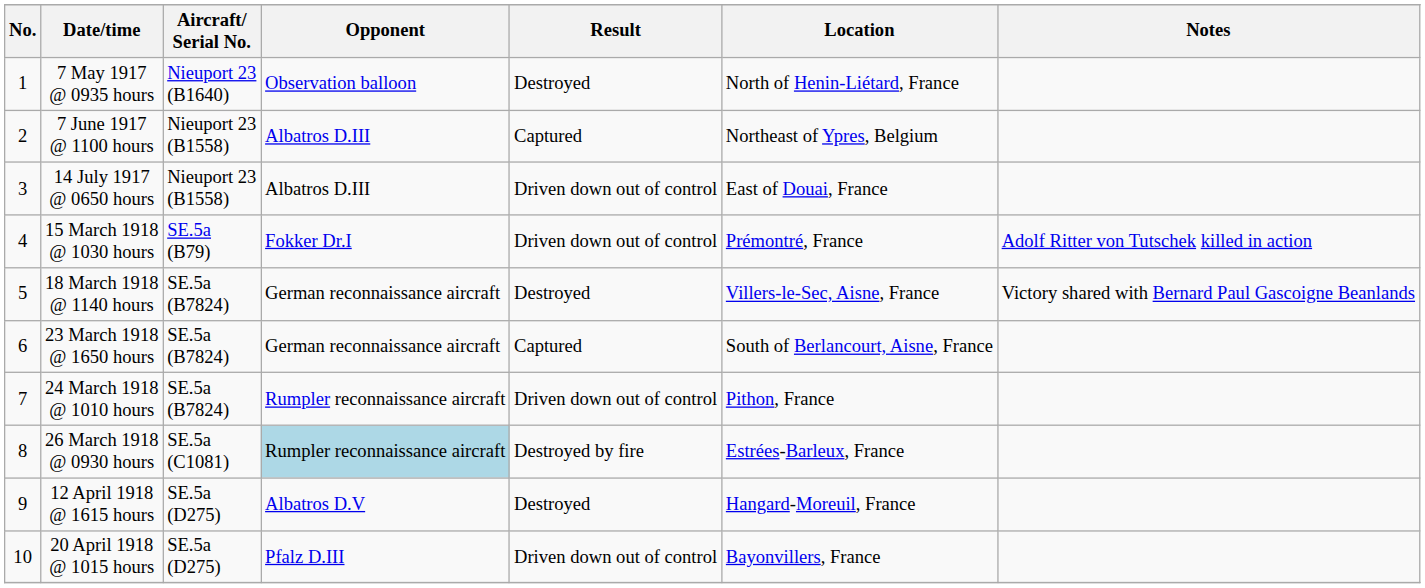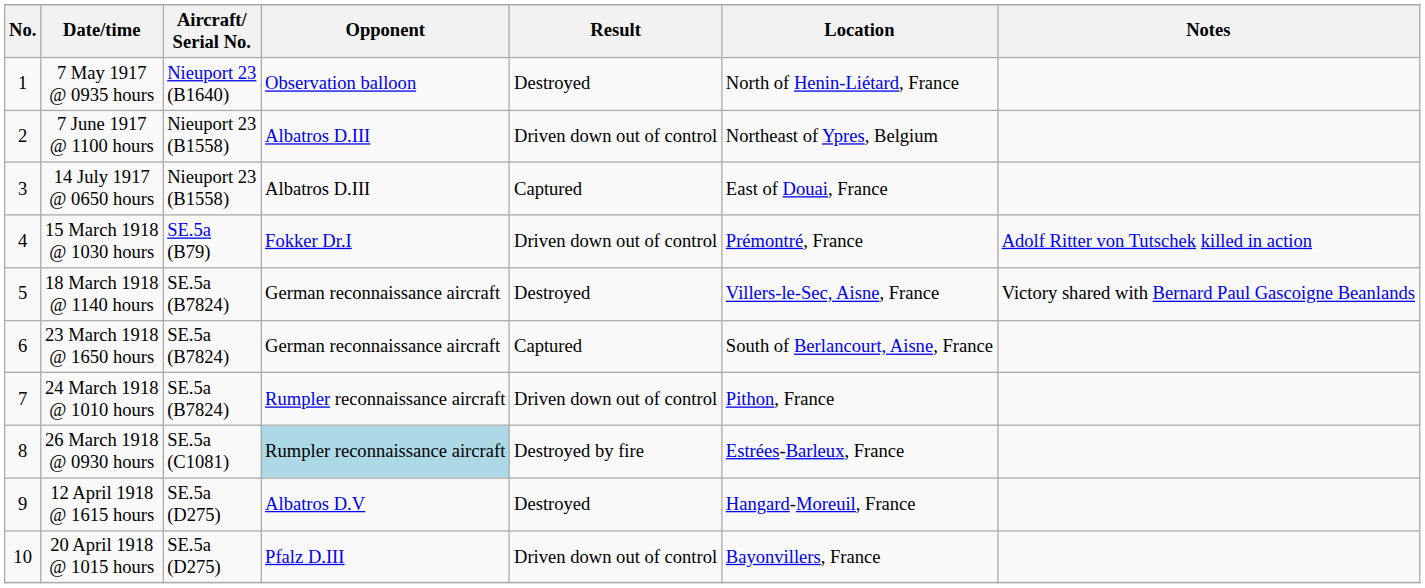(548, 136) Captured -> (616, 136) Driven down out of control
(616, 188) Driven down out of control -> (548, 188) Captured
